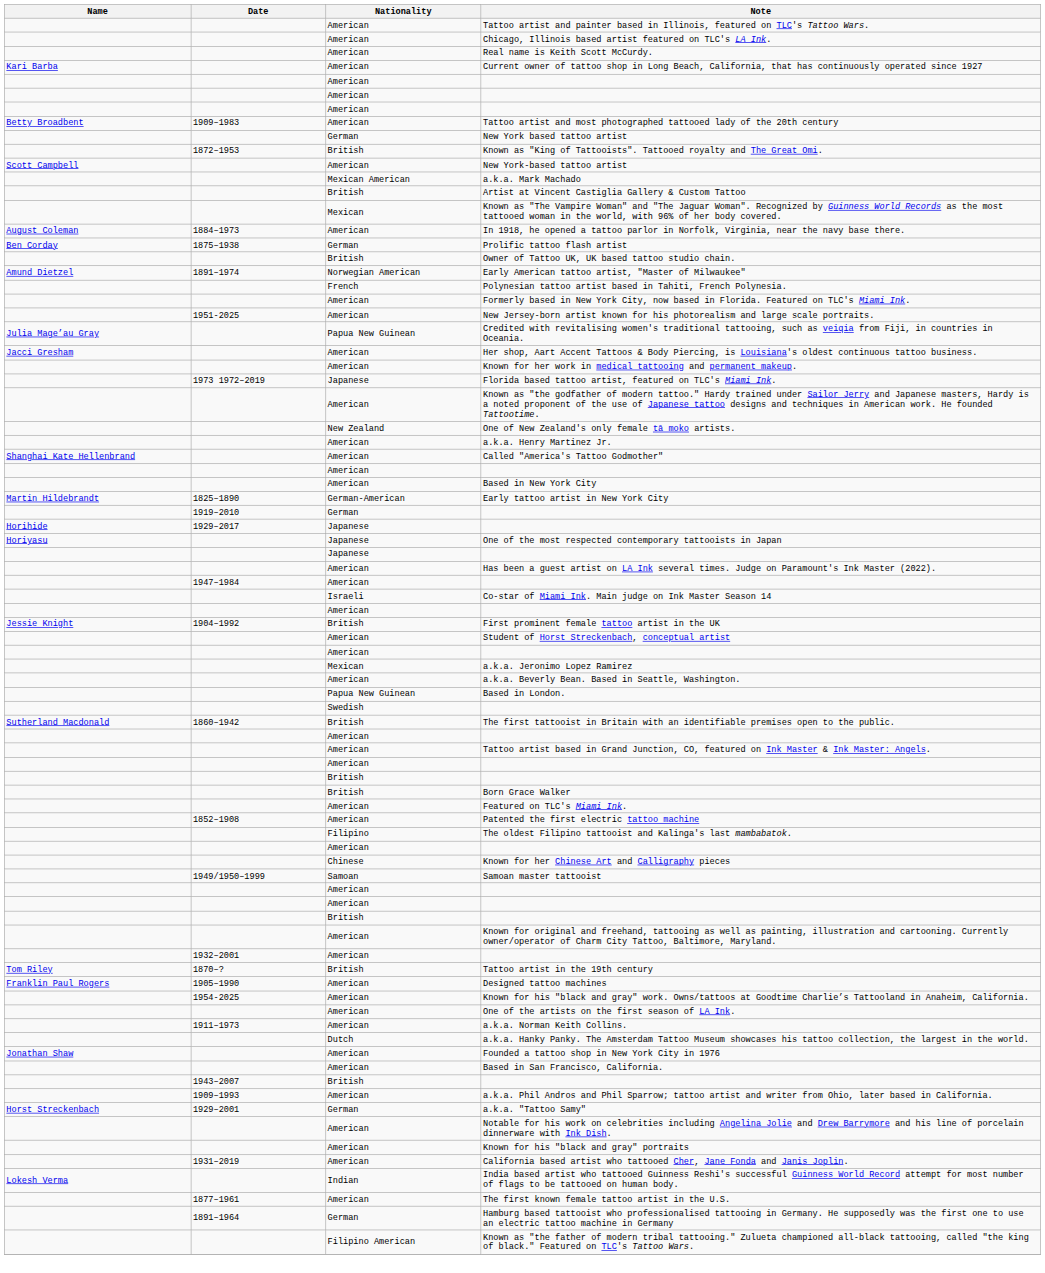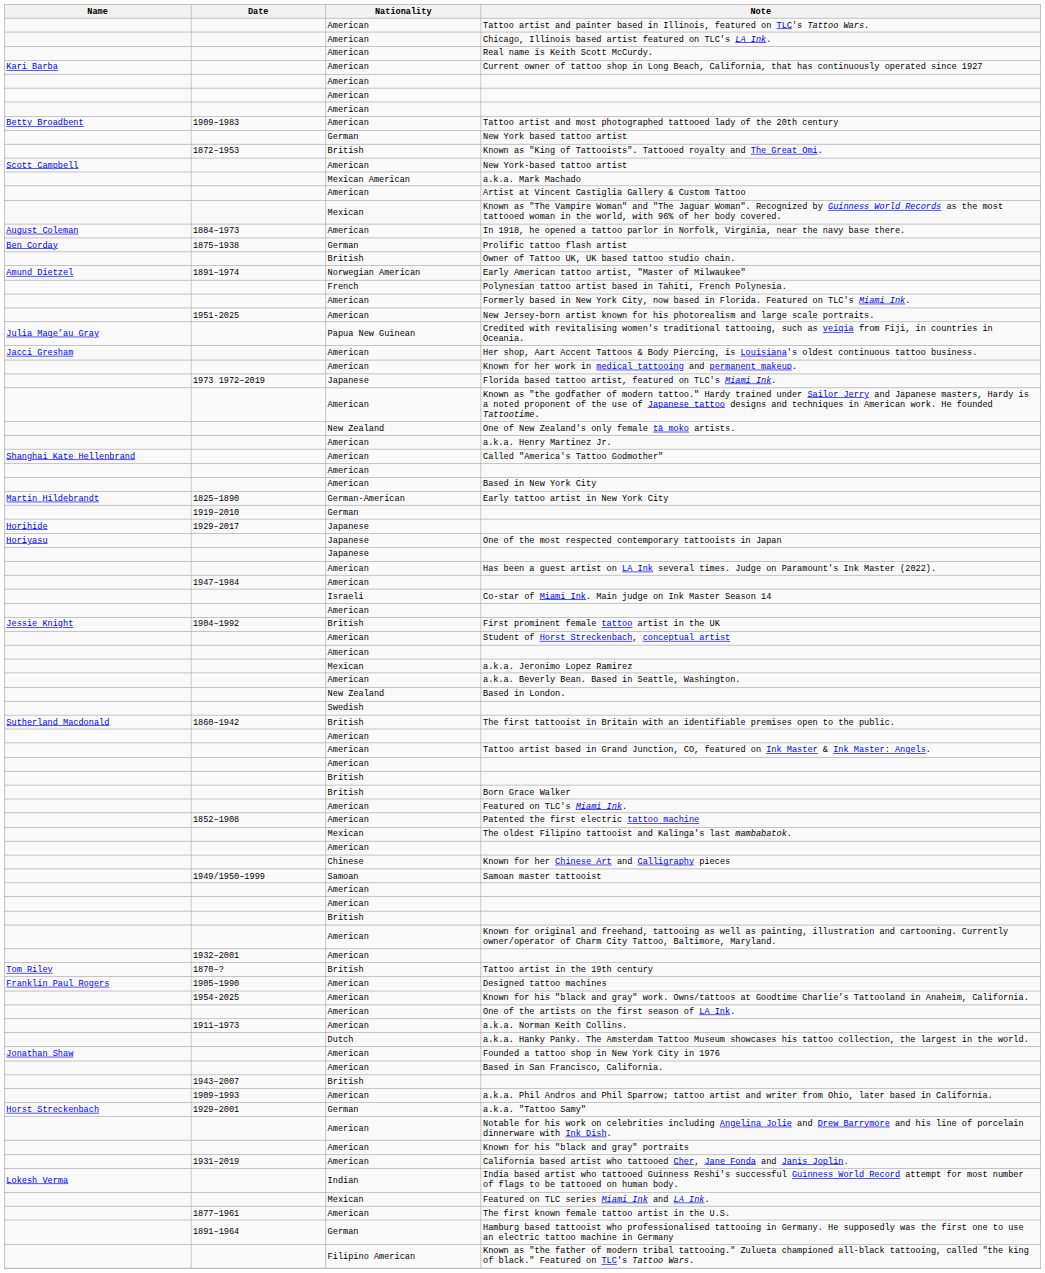(346, 193) British -> (348, 193) American
(371, 694) Papua New Guinean -> (356, 694) New Zealand
(348, 834) Filipino -> (346, 834) Mexican
+ row: (258, 1199)
